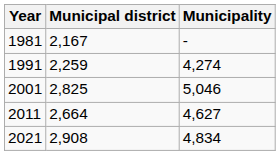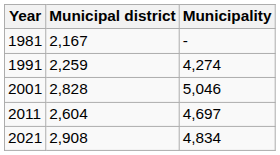(68, 89) 2,825 -> (68, 89) 2,828
(68, 114) 2,664 -> (68, 114) 2,604
(202, 114) 4,627 -> (202, 114) 4,697
